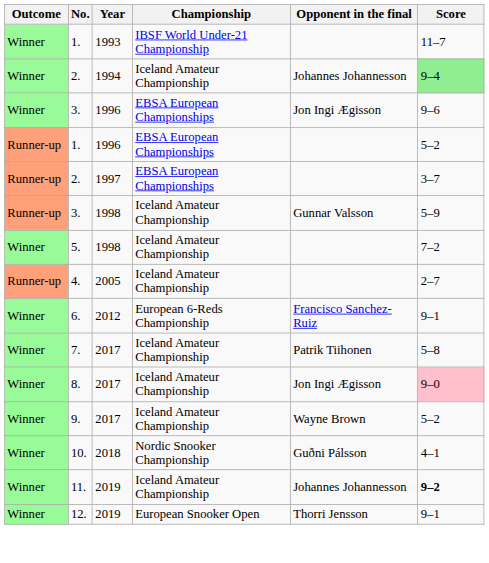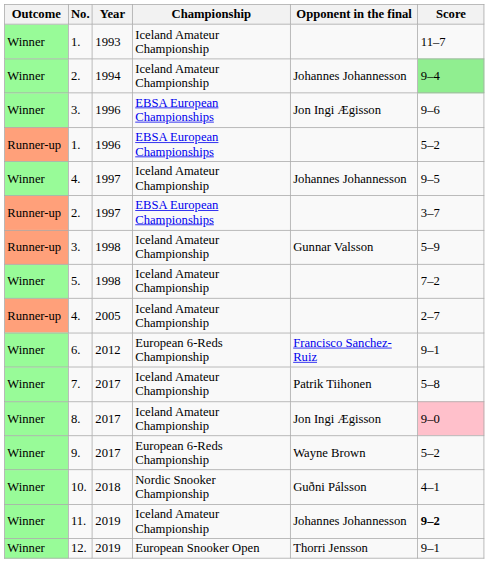(191, 41) IBSF World Under-21 Championship -> (177, 41) Iceland Amateur Championship
+ row: (76, 178)
(177, 418) Iceland Amateur Championship -> (179, 452) European 6-Reds Championship
